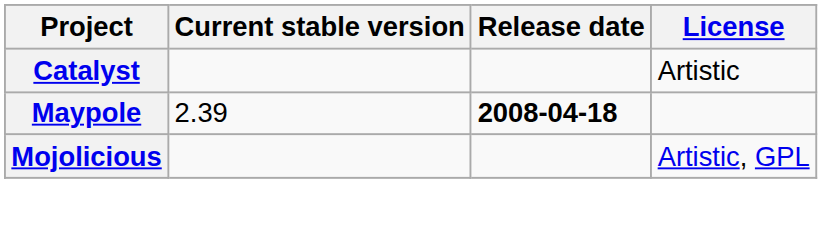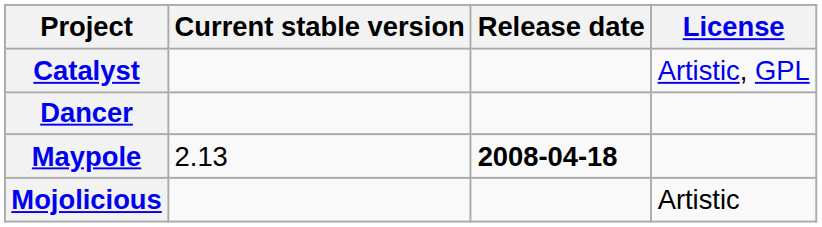(699, 70) Artistic -> (734, 70) Artistic, GPL
+ row: (87, 113)
(201, 113) 2.39 -> (201, 157) 2.13
(734, 157) Artistic, GPL -> (699, 200) Artistic
